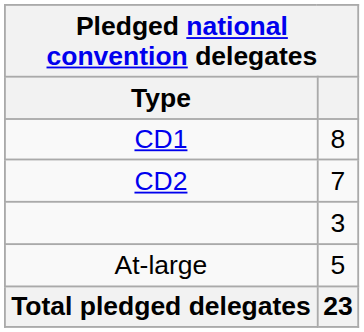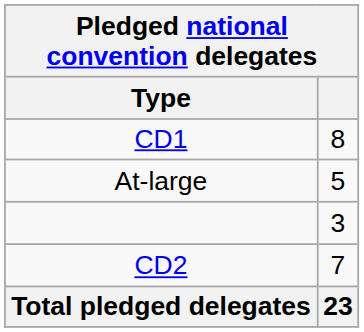rows swapped: (161, 181) <-> (161, 265)
